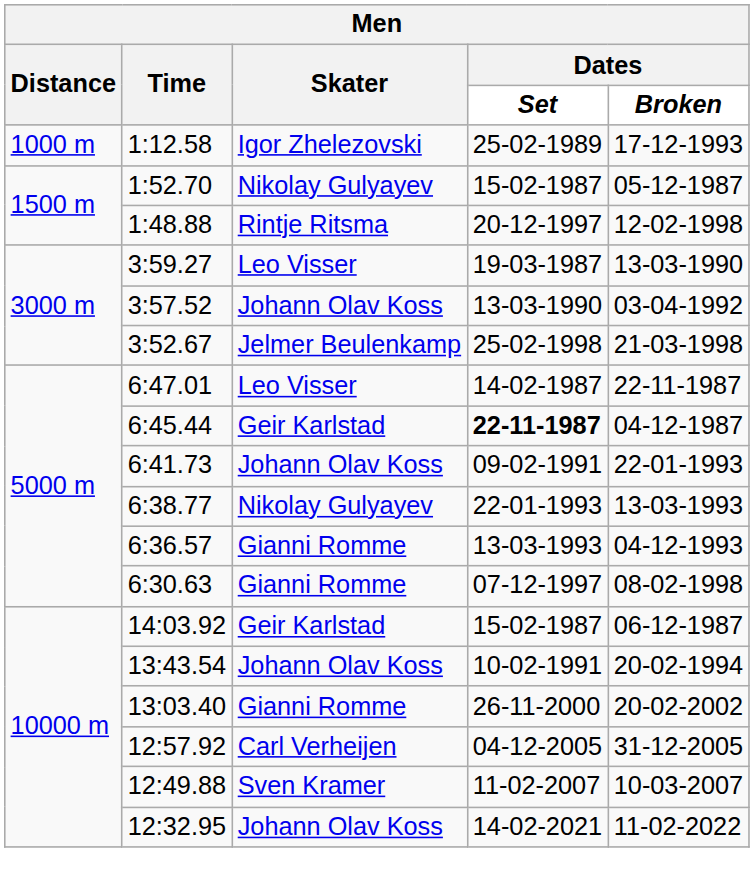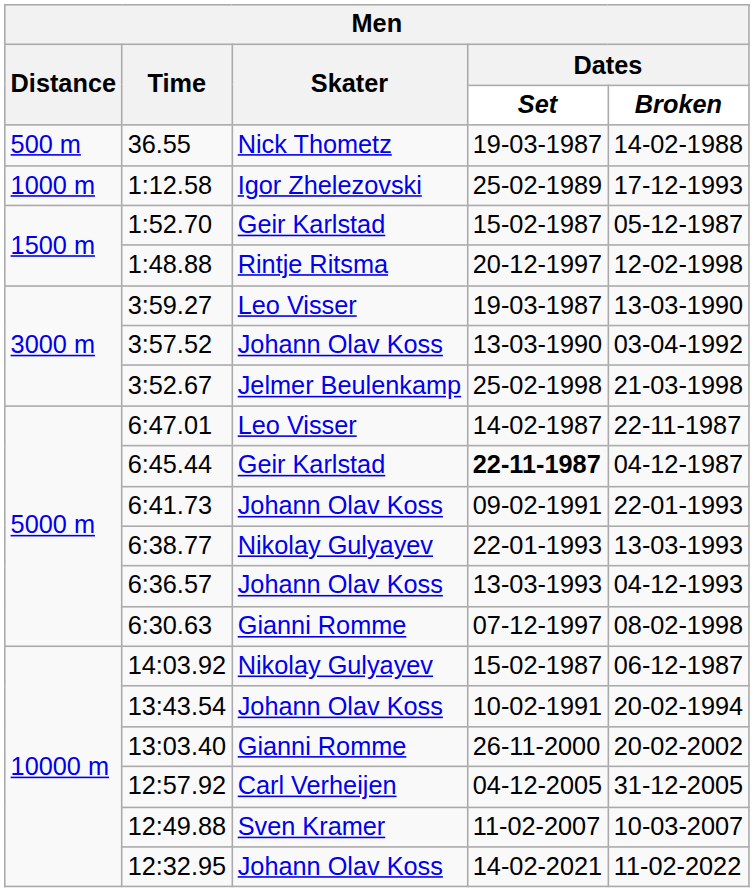+ row: (159, 144)
(335, 184) Nikolay Gulyayev -> (311, 225) Geir Karlstad
(322, 545) Gianni Romme -> (340, 585) Johann Olav Koss
(311, 625) Geir Karlstad -> (335, 666) Nikolay Gulyayev
